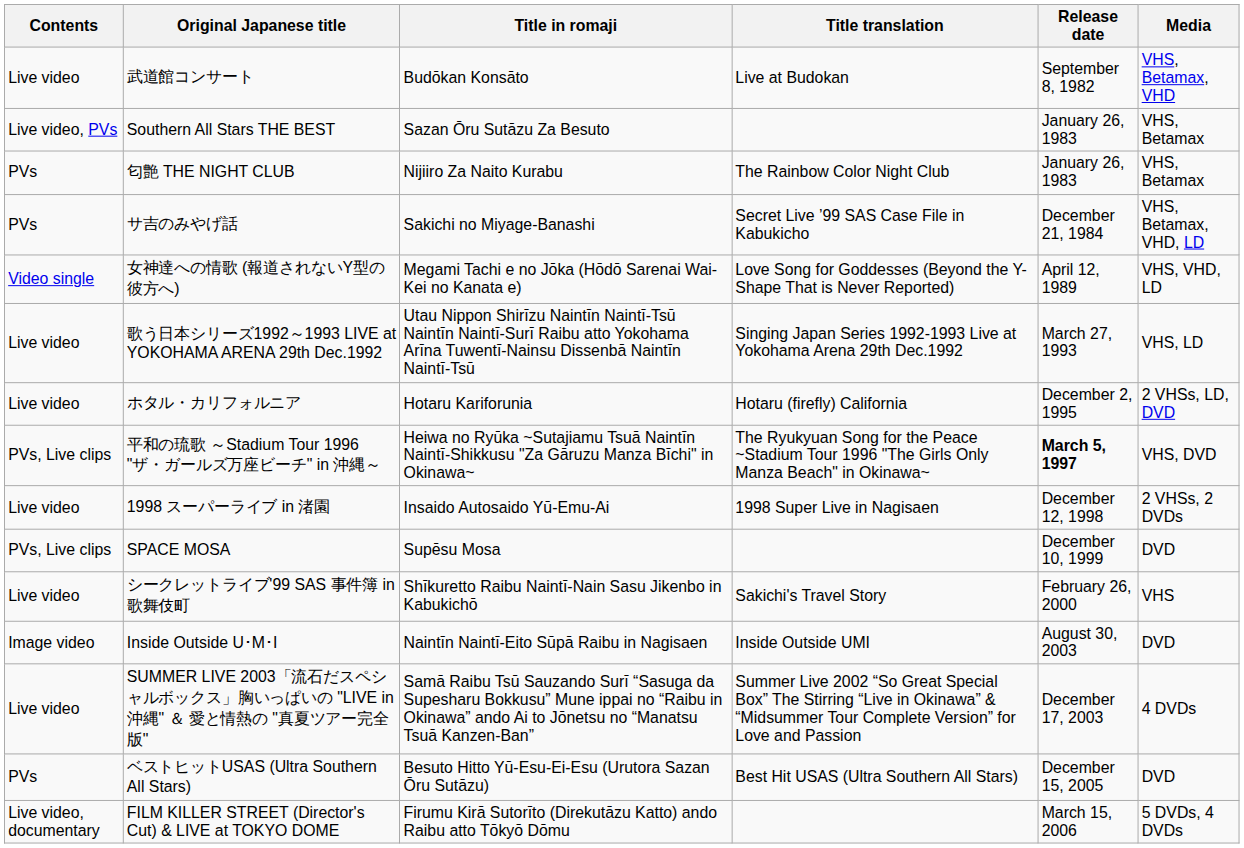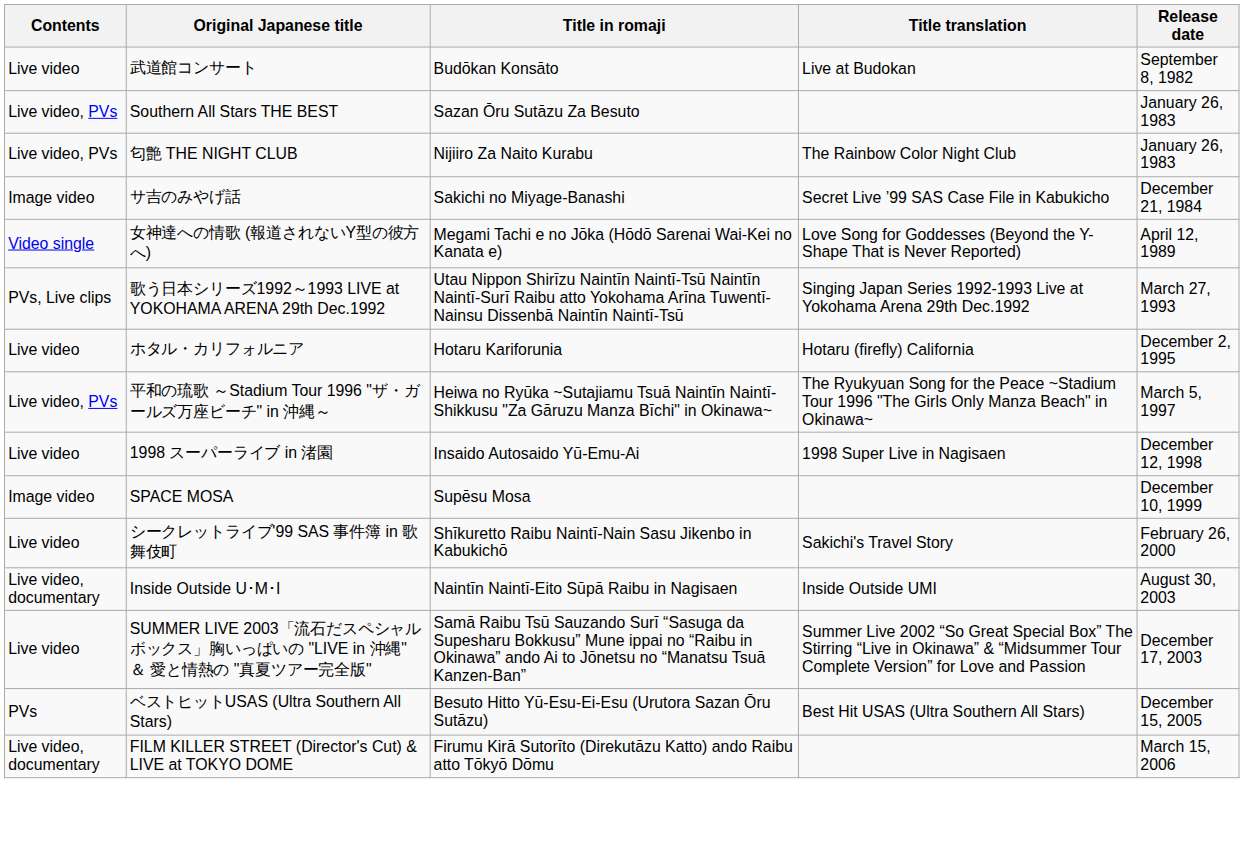- column: (1189, 25)
(23, 172) PVs -> (63, 154) Live video, PVs
(23, 224) PVs -> (51, 197) Image video
(44, 343) Live video -> (60, 298) PVs, Live clips
(60, 455) PVs, Live clips -> (63, 402) Live video, PVs
(1074, 455) bold -> (1171, 402) normal
(60, 550) PVs, Live clips -> (51, 496) Image video
(51, 642) Image video -> (54, 588) Live video, documentary
